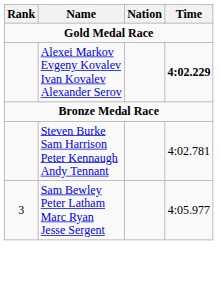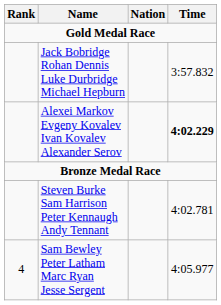+ row: (83, 72)
(21, 210) 3 -> (21, 269) 4
